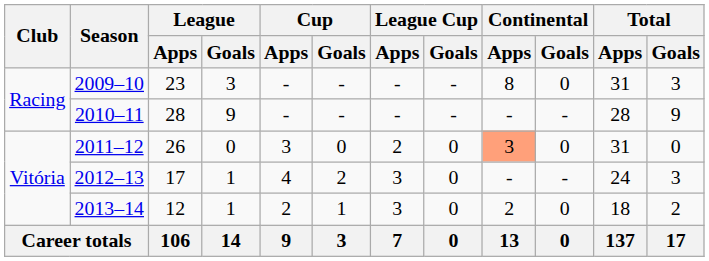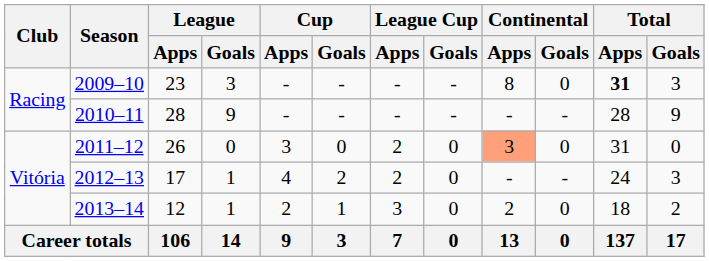(620, 83) normal -> (620, 83) bold
(397, 177) 3 -> (397, 177) 2
